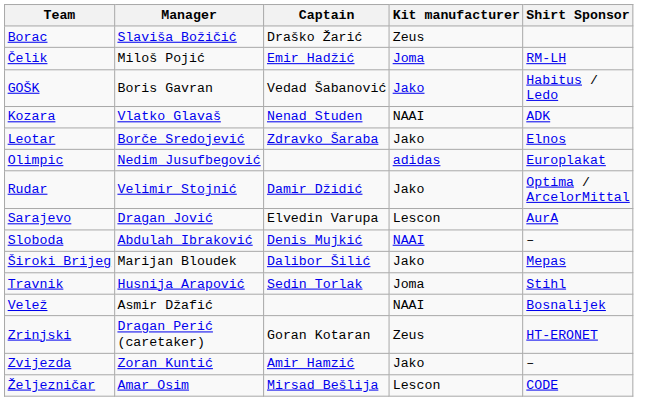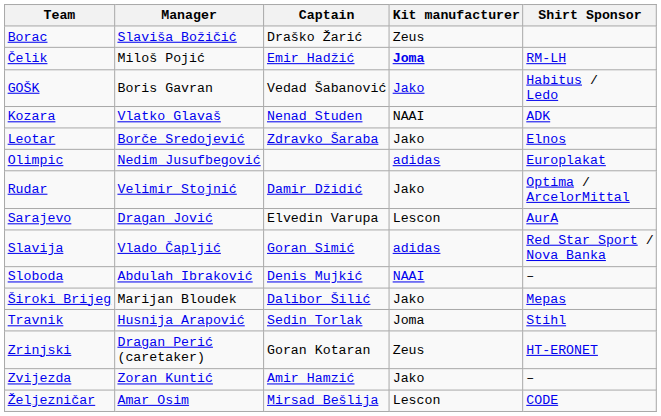(409, 59) normal -> (409, 59) bold
+ row: (36, 248)
- row: (28, 305)
